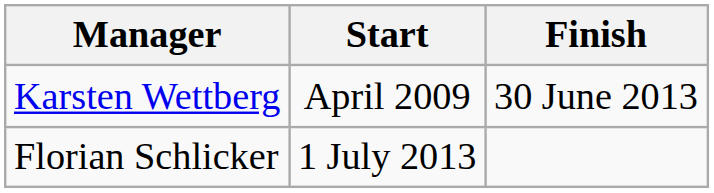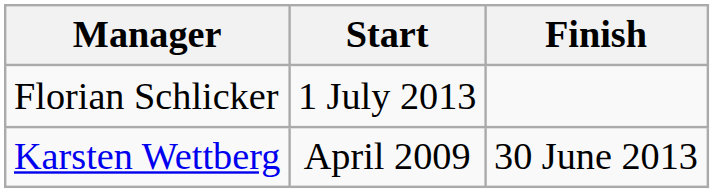rows swapped: (147, 95) <-> (146, 156)
